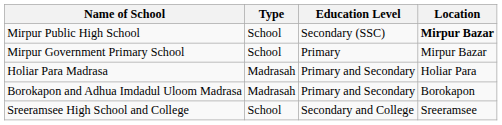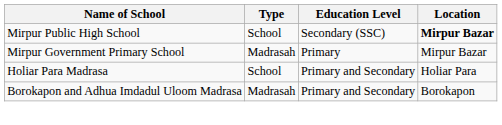(264, 52) School -> (271, 52) Madrasah
(271, 71) Madrasah -> (264, 71) School
- row: (98, 110)
